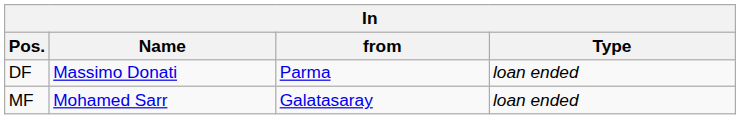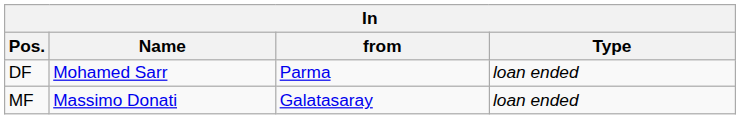(115, 73) Massimo Donati -> (110, 73) Mohamed Sarr
(110, 101) Mohamed Sarr -> (115, 101) Massimo Donati
